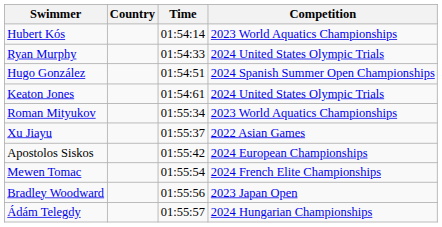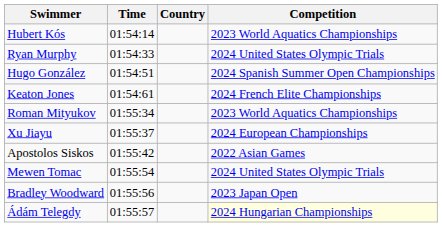columns swapped: (132, 14) <-> (183, 14)
(297, 93) 2024 United States Olympic Trials -> (296, 93) 2024 French Elite Championships
(258, 133) 2022 Asian Games -> (289, 133) 2024 European Championships
(289, 152) 2024 European Championships -> (258, 152) 2022 Asian Games
(296, 172) 2024 French Elite Championships -> (297, 172) 2024 United States Olympic Trials
(292, 212) no background -> (292, 212) lightyellow background
